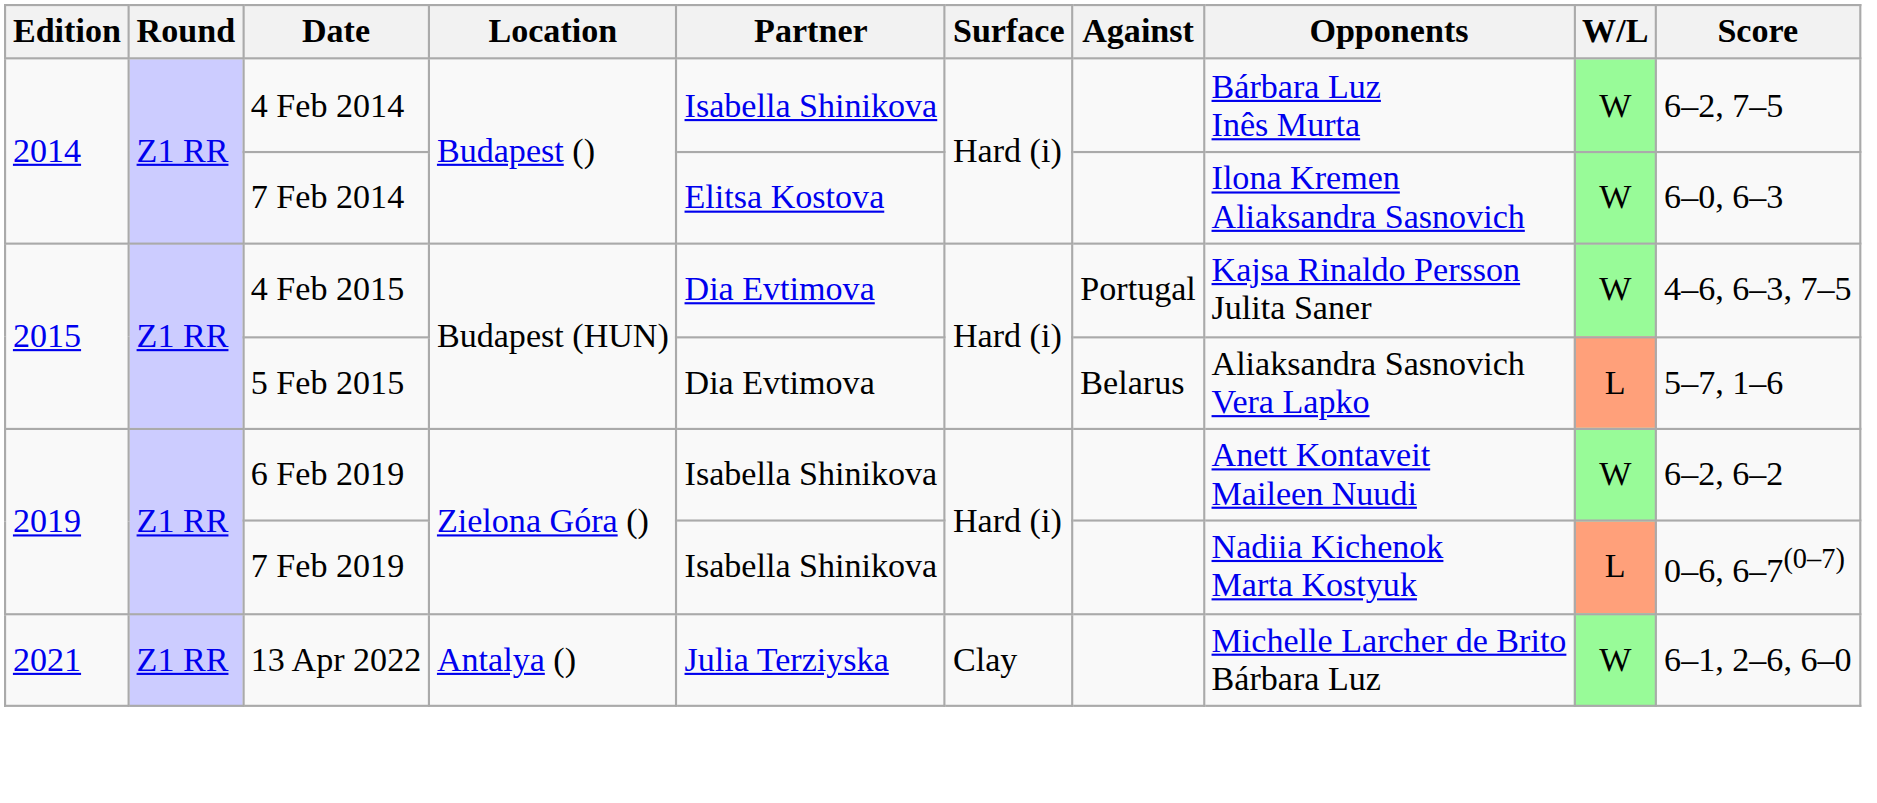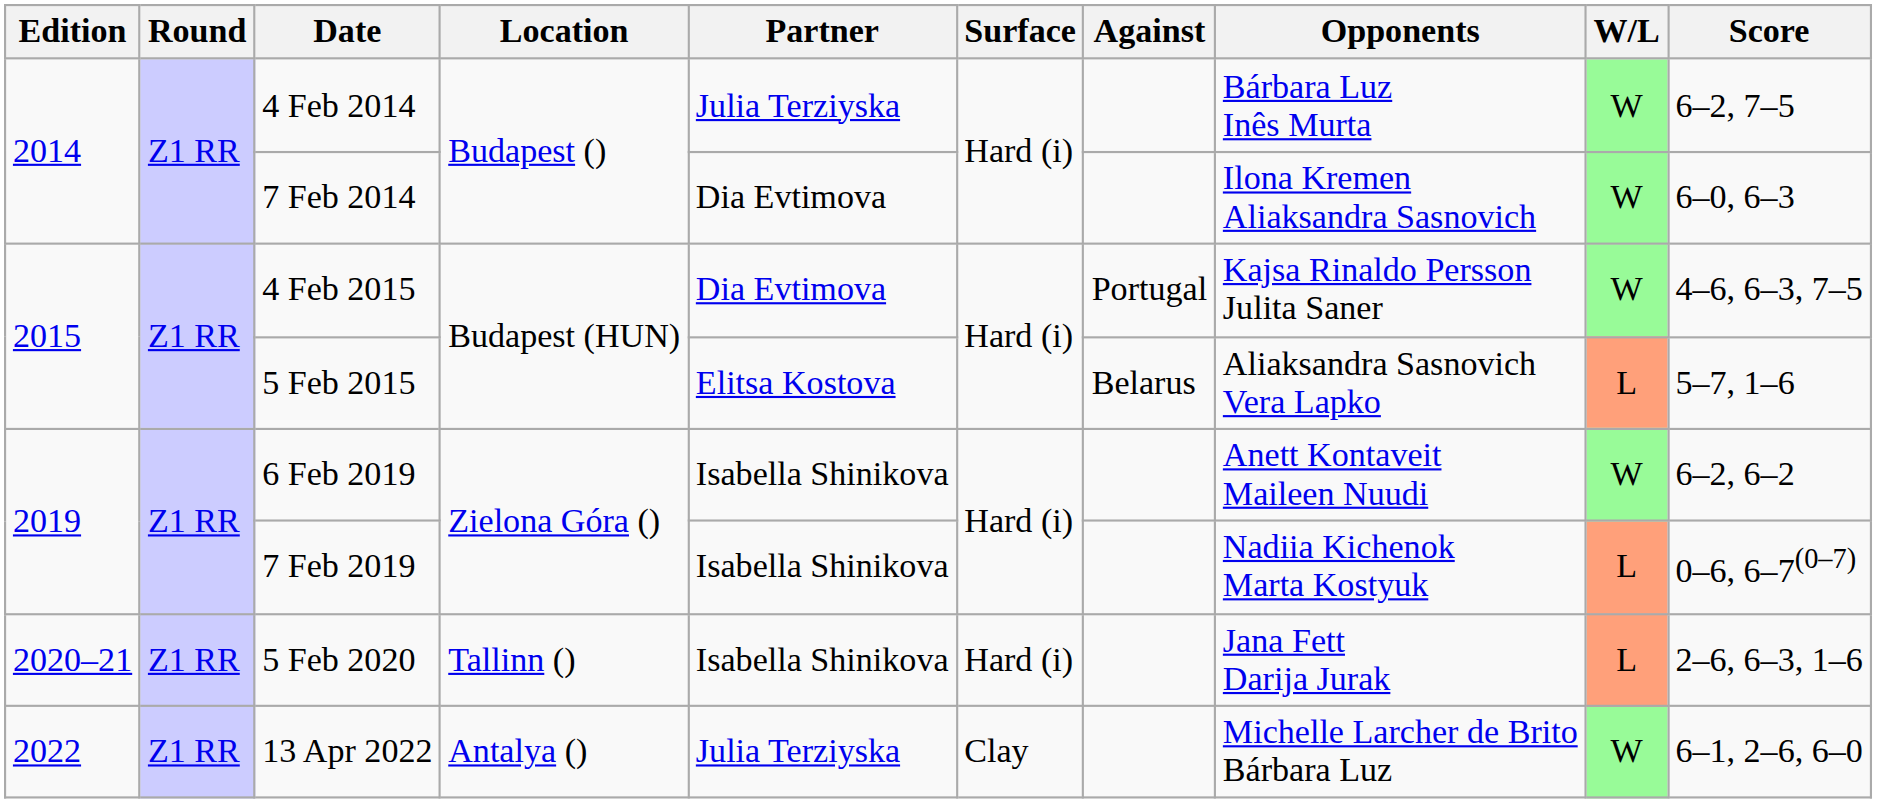(811, 104) Isabella Shinikova -> (798, 104) Julia Terziyska
(784, 197) Elitsa Kostova -> (791, 197) Dia Evtimova
(780, 381) Dia Evtimova -> (796, 381) Elitsa Kostova
+ row: (339, 659)
(47, 659) 2021 -> (47, 751) 2022
